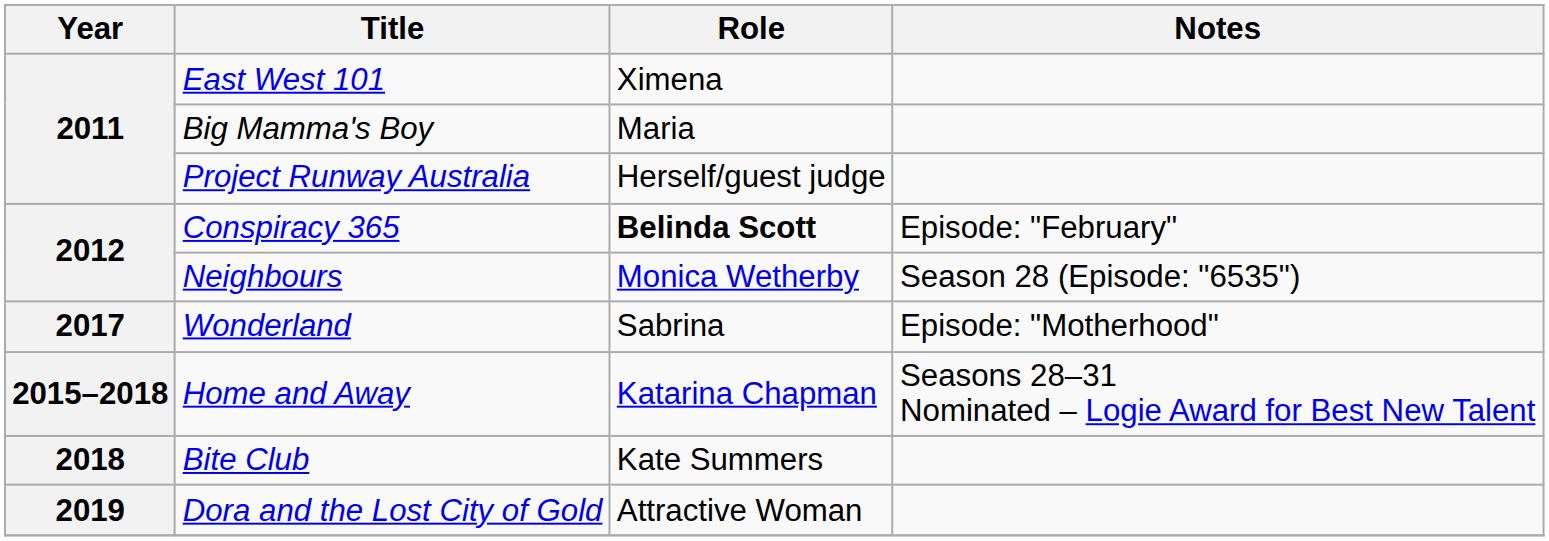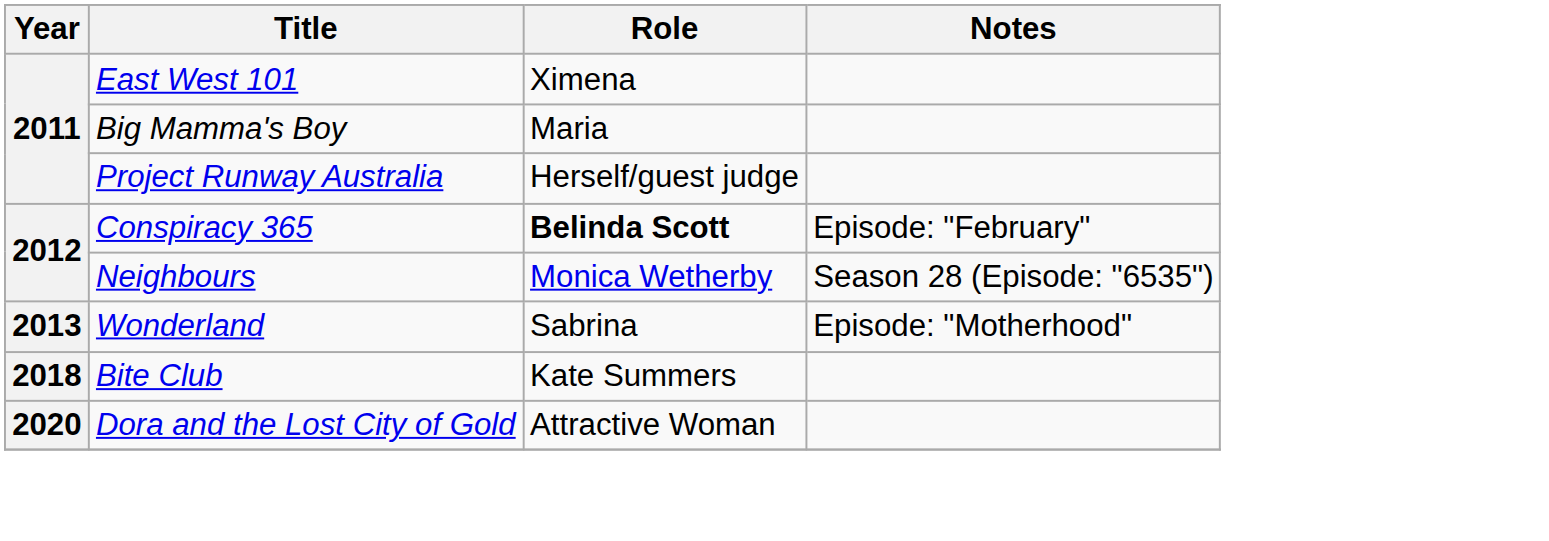(90, 326) 2017 -> (47, 326) 2013
- row: (296, 393)
(90, 509) 2019 -> (47, 425) 2020
